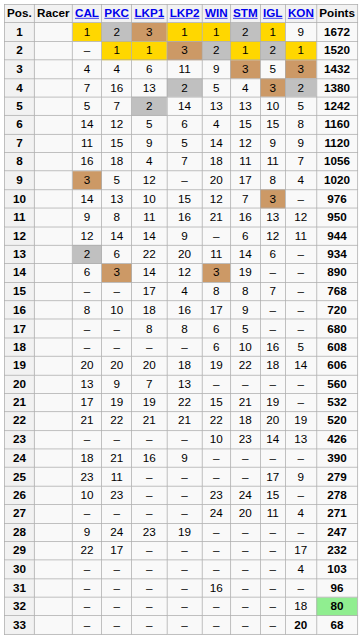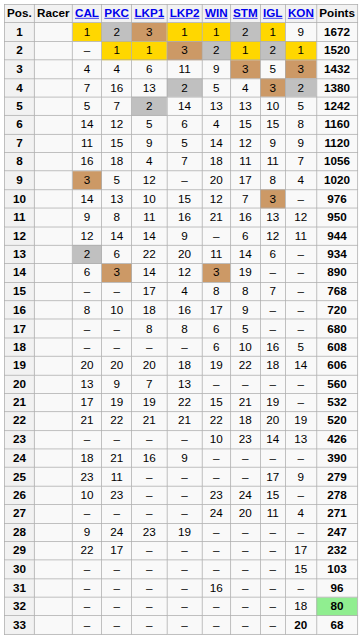(301, 569) 4 -> (301, 569) 15
